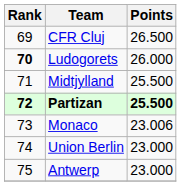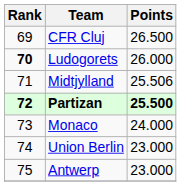(152, 81) 25.500 -> (152, 81) 25.506
(152, 125) 23.006 -> (152, 125) 24.000
